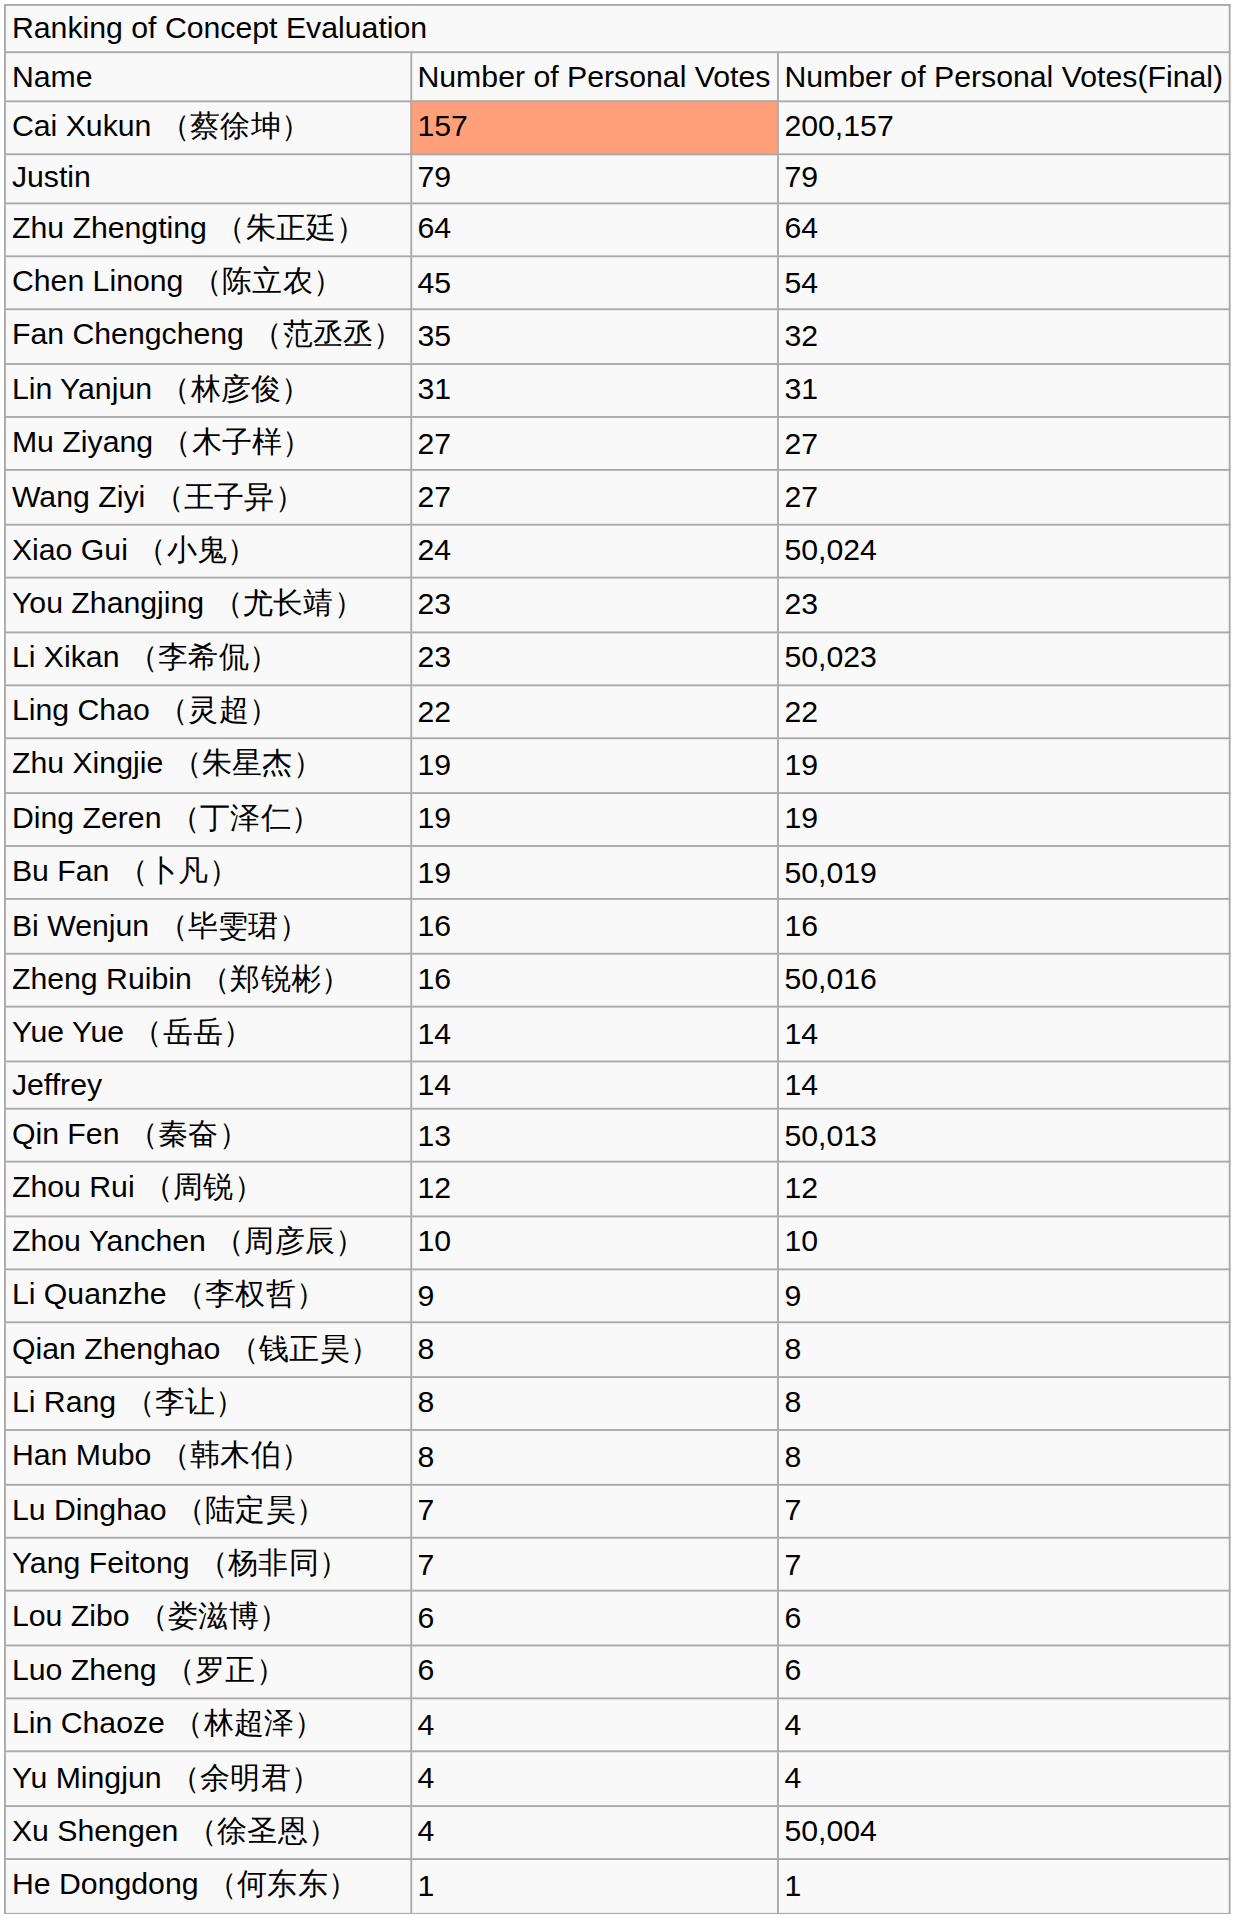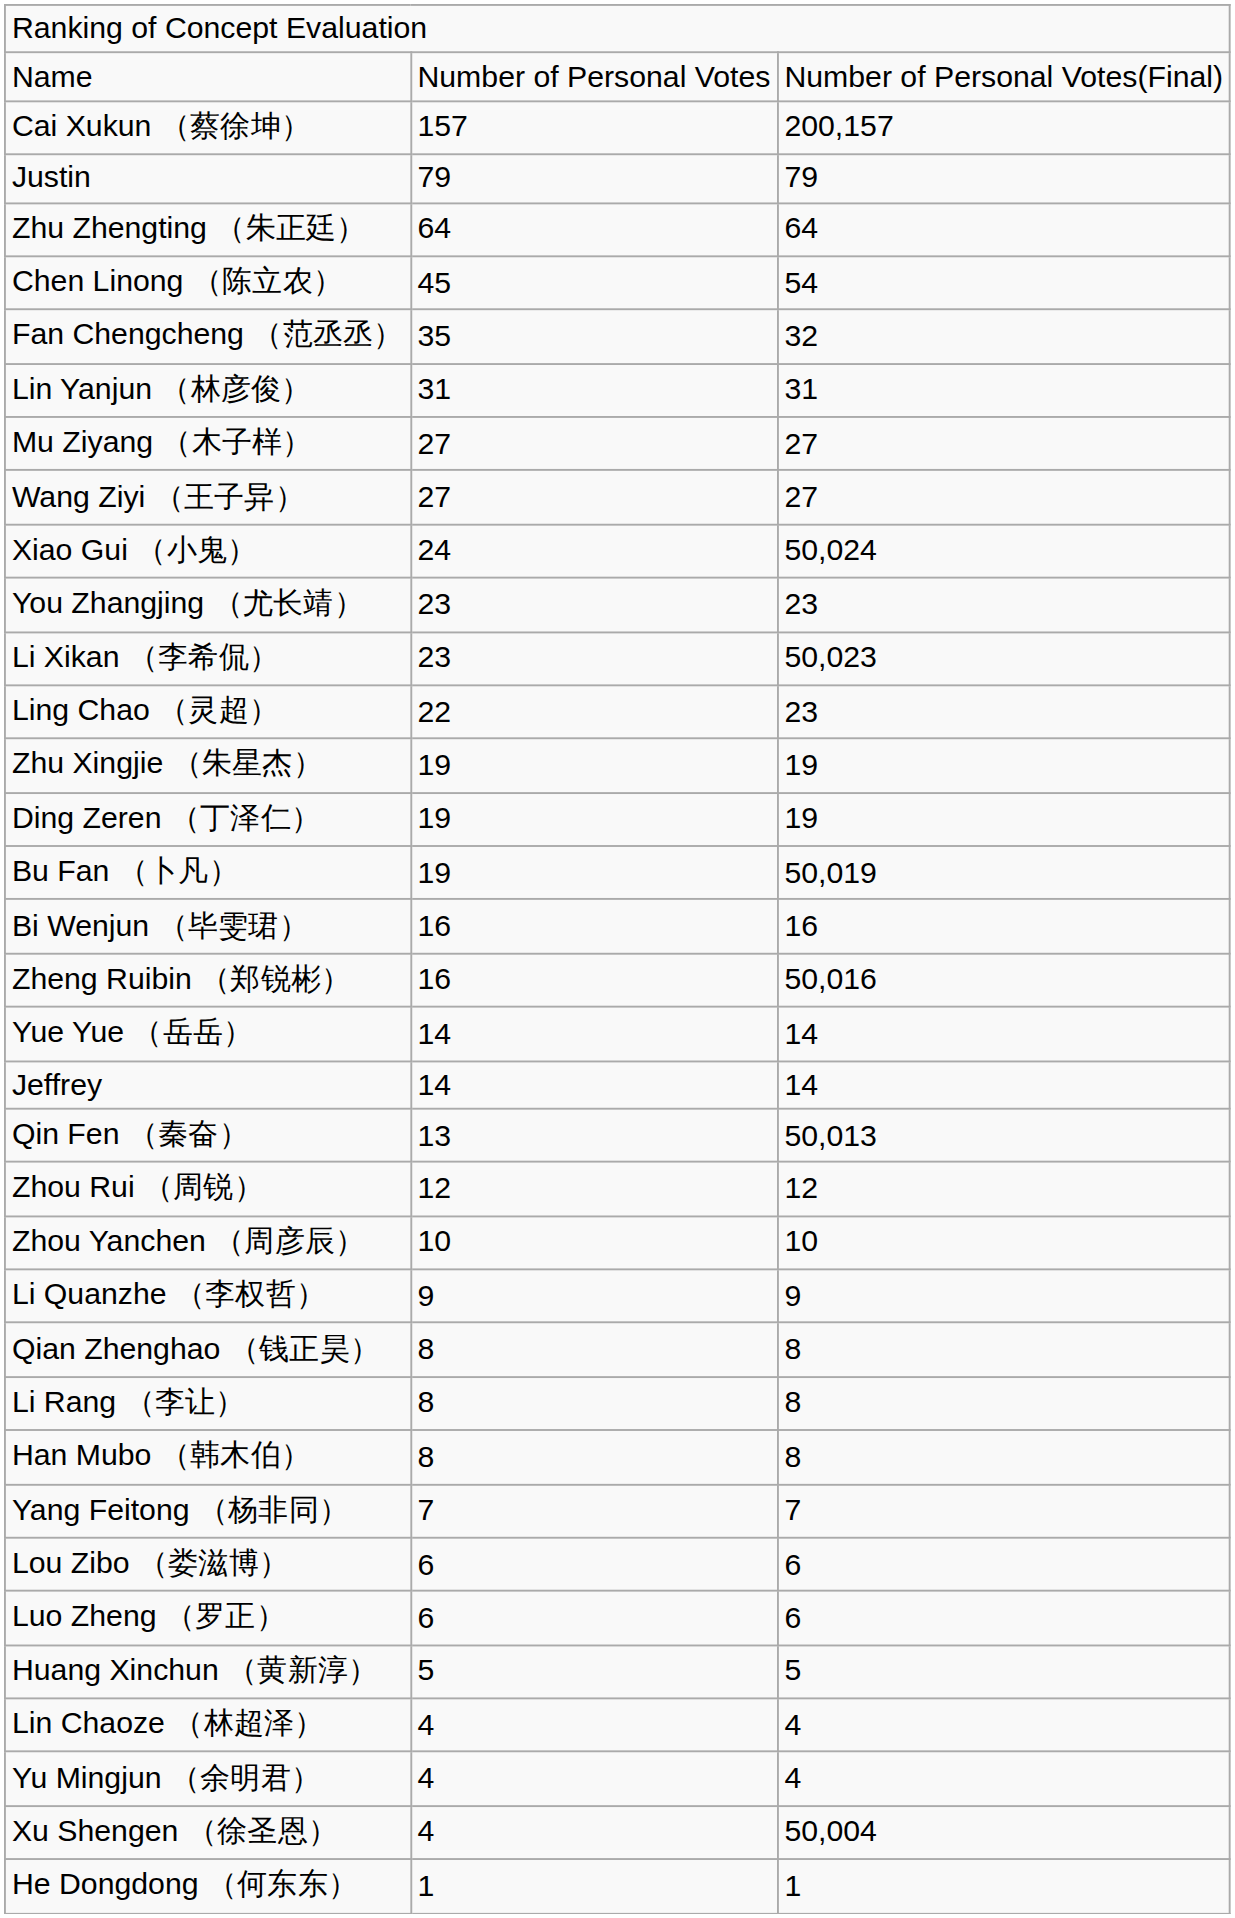(443, 127) lightsalmon background -> (443, 127) no background
(801, 711) 22 -> (801, 711) 23
- row: (169, 1509)
+ row: (195, 1670)
